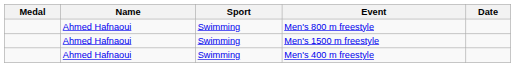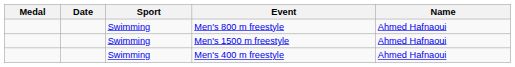columns swapped: (128, 12) <-> (488, 12)
